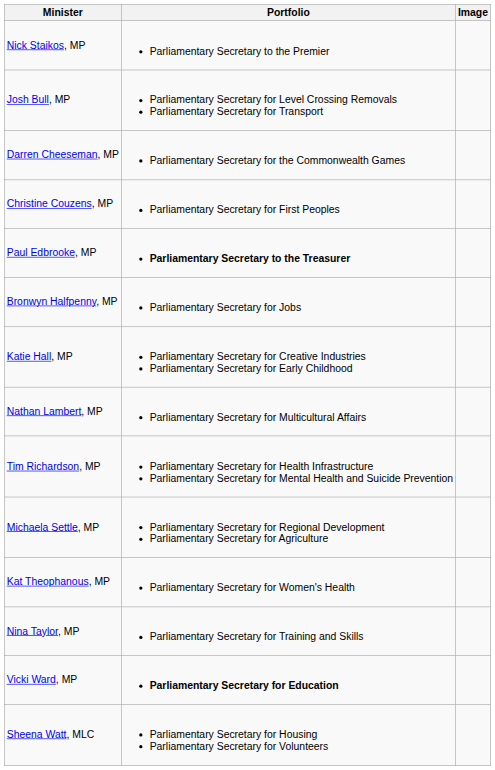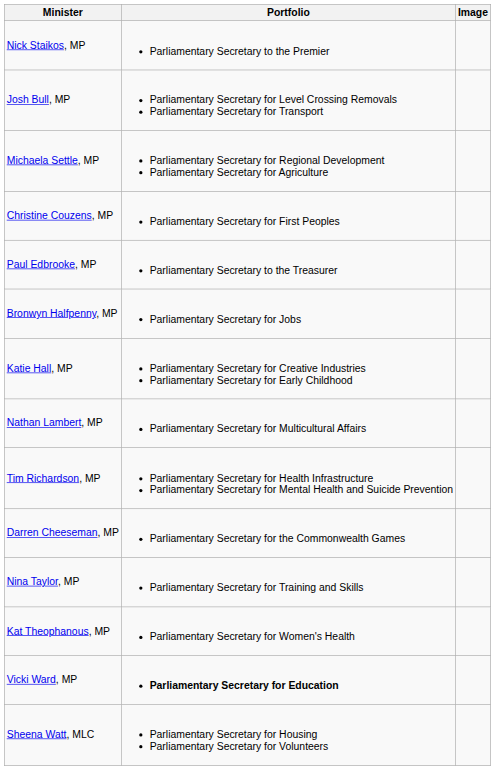rows swapped: (63, 155) <-> (53, 527)
(288, 259) bold -> (288, 271) normal
rows swapped: (43, 631) <-> (58, 582)
